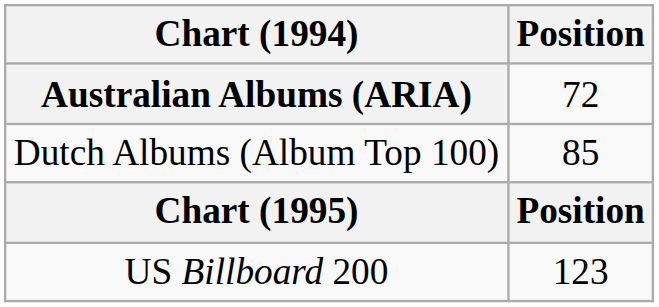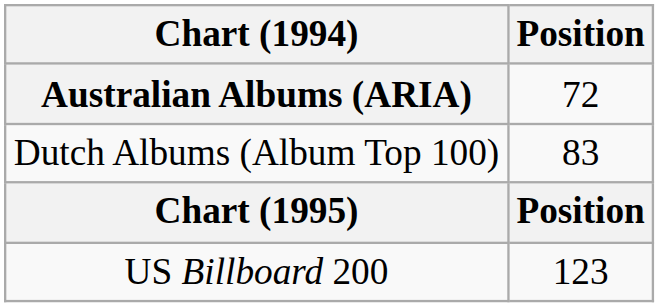(581, 152) 85 -> (581, 152) 83
